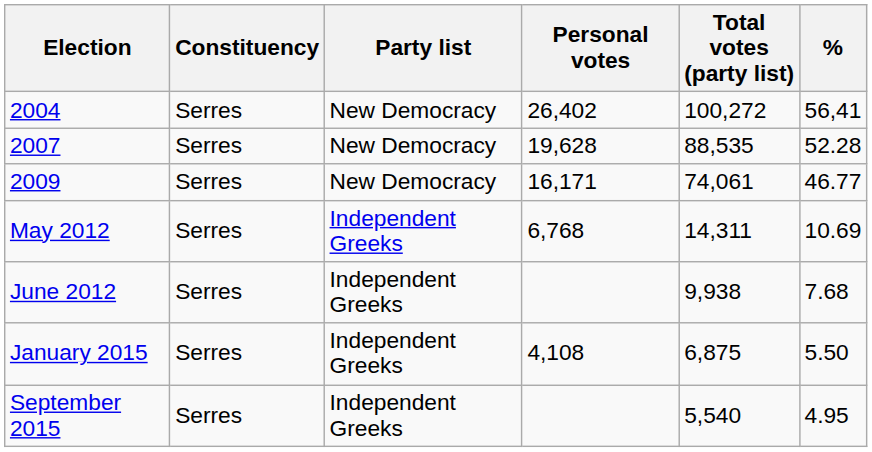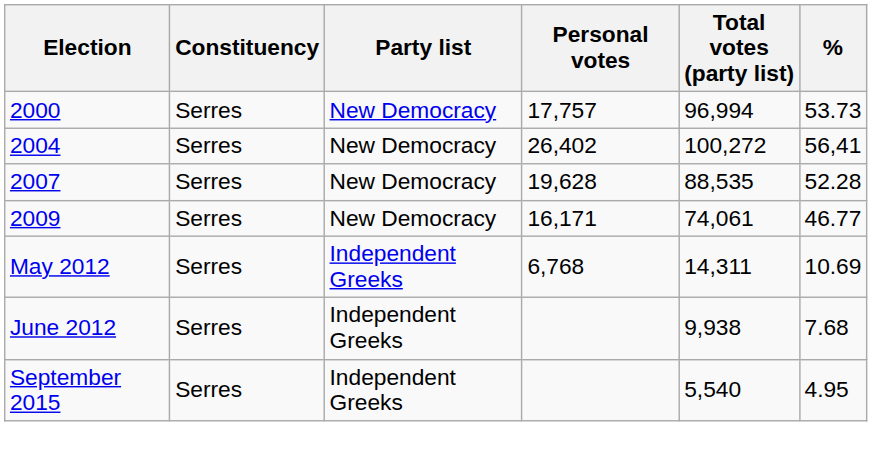+ row: (35, 109)
- row: (79, 353)
